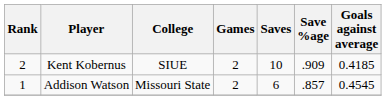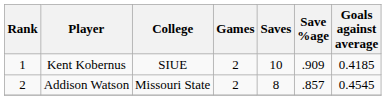(23, 64) 2 -> (23, 64) 1
(23, 85) 1 -> (23, 85) 2
(276, 85) 6 -> (276, 85) 8
